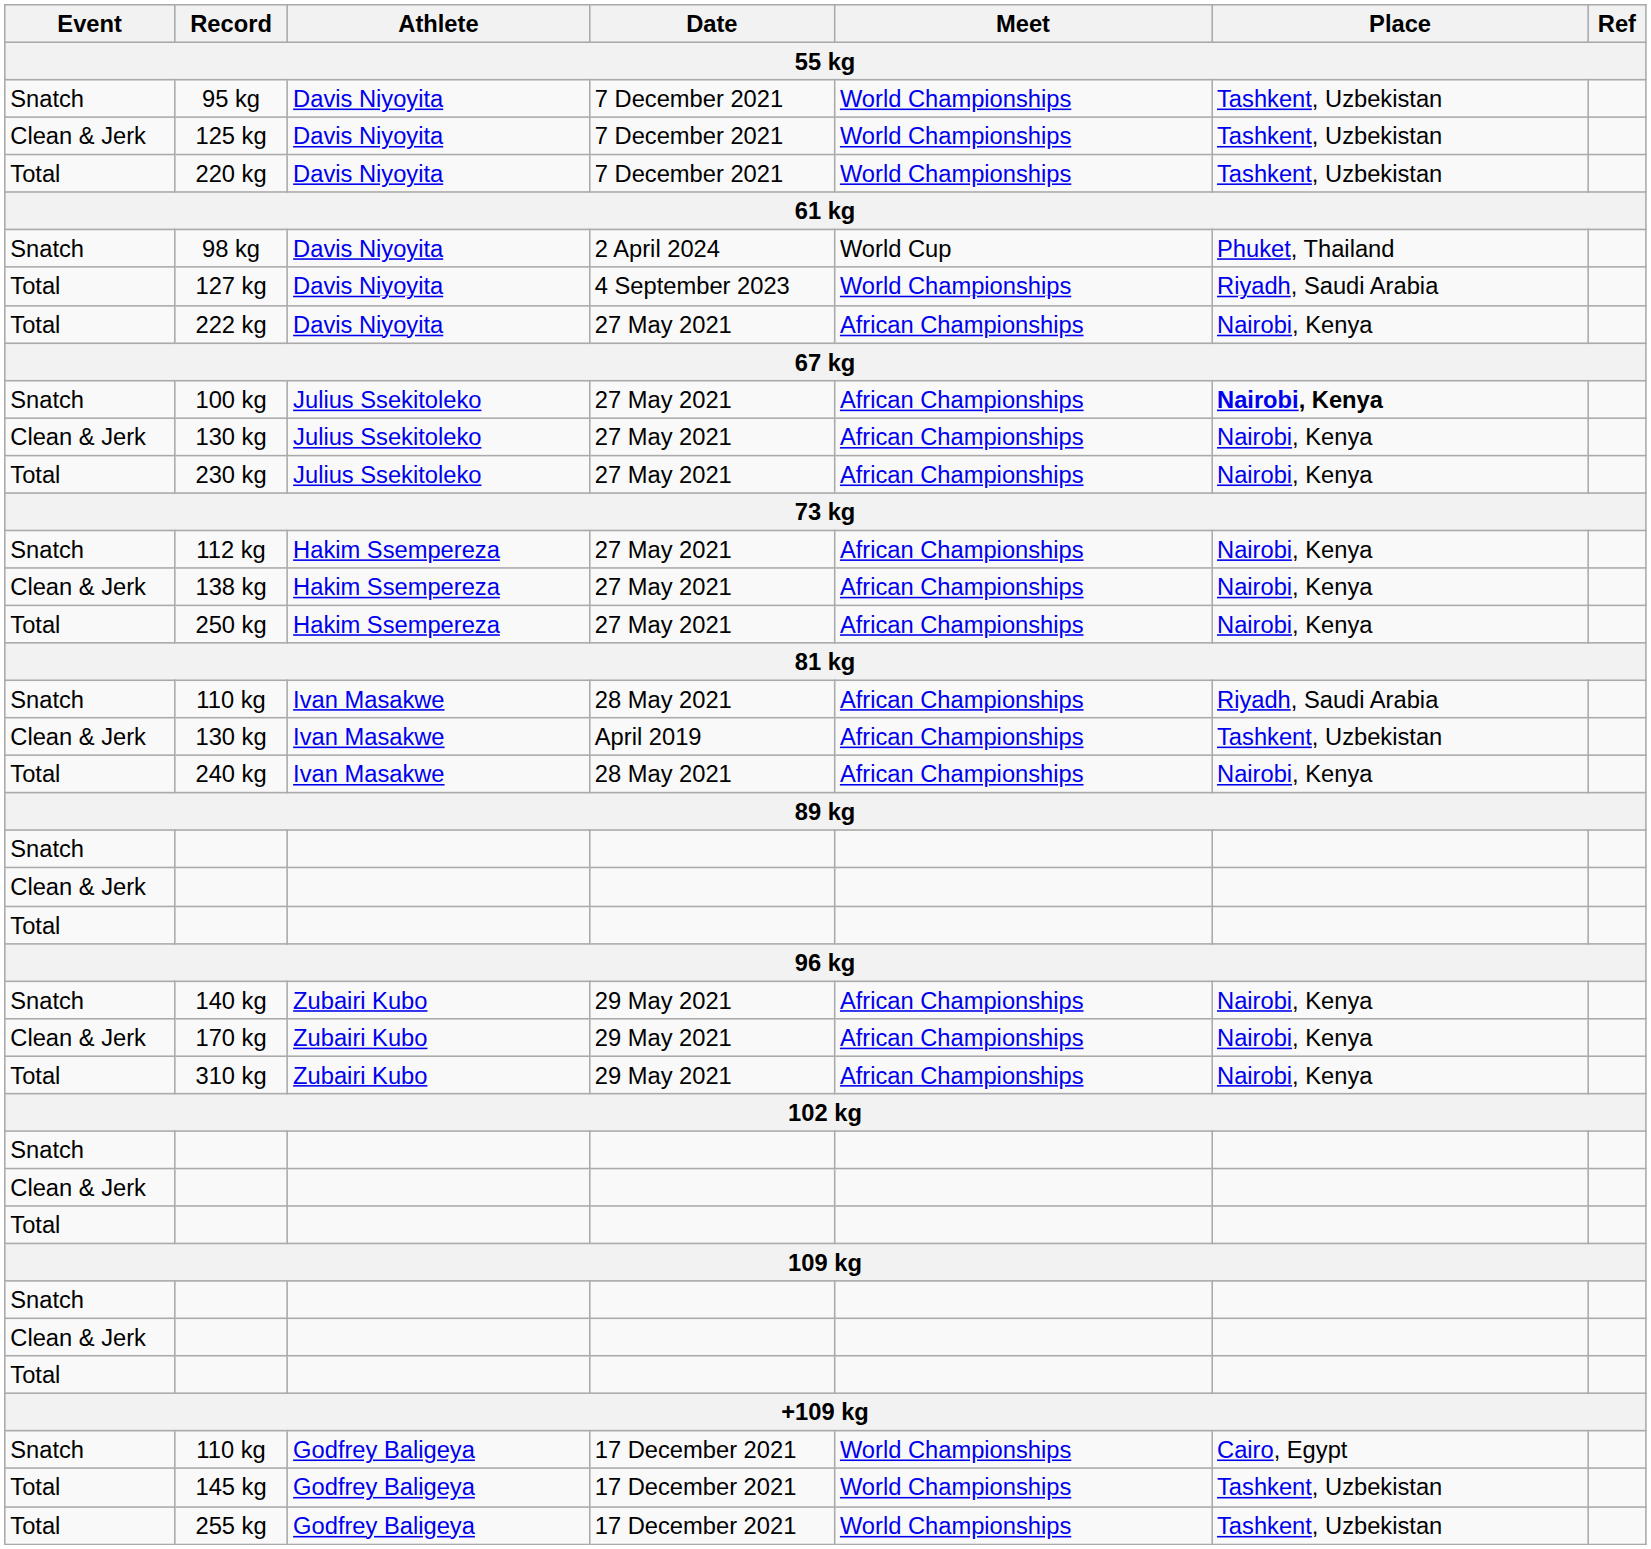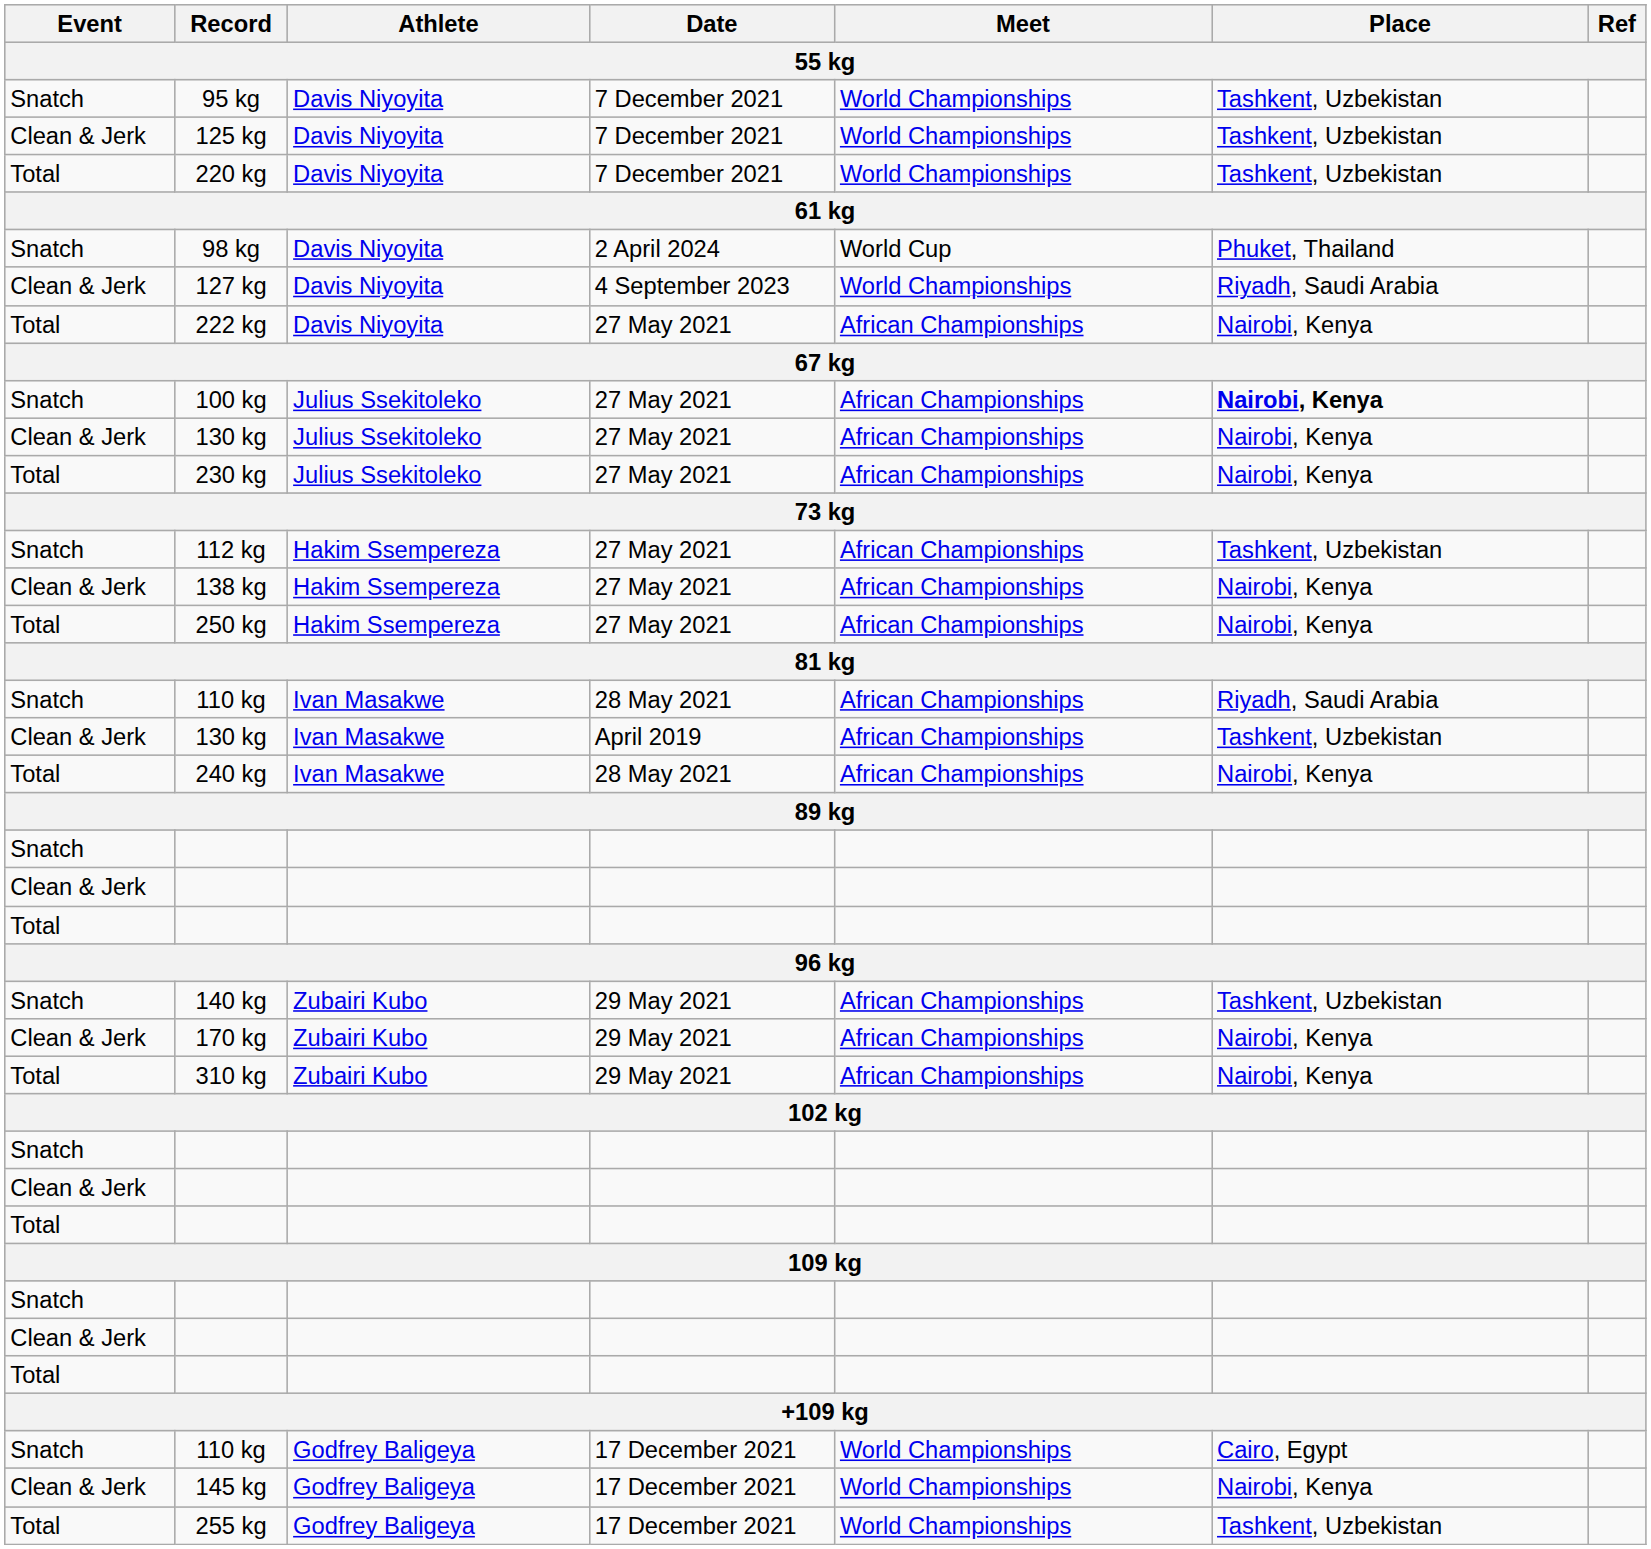(35, 286) Total -> (78, 286) Clean & Jerk
(1295, 549) Nairobi, Kenya -> (1330, 549) Tashkent, Uzbekistan
(1295, 1000) Nairobi, Kenya -> (1330, 1000) Tashkent, Uzbekistan
(35, 1488) Total -> (78, 1488) Clean & Jerk
(1330, 1488) Tashkent, Uzbekistan -> (1295, 1488) Nairobi, Kenya
